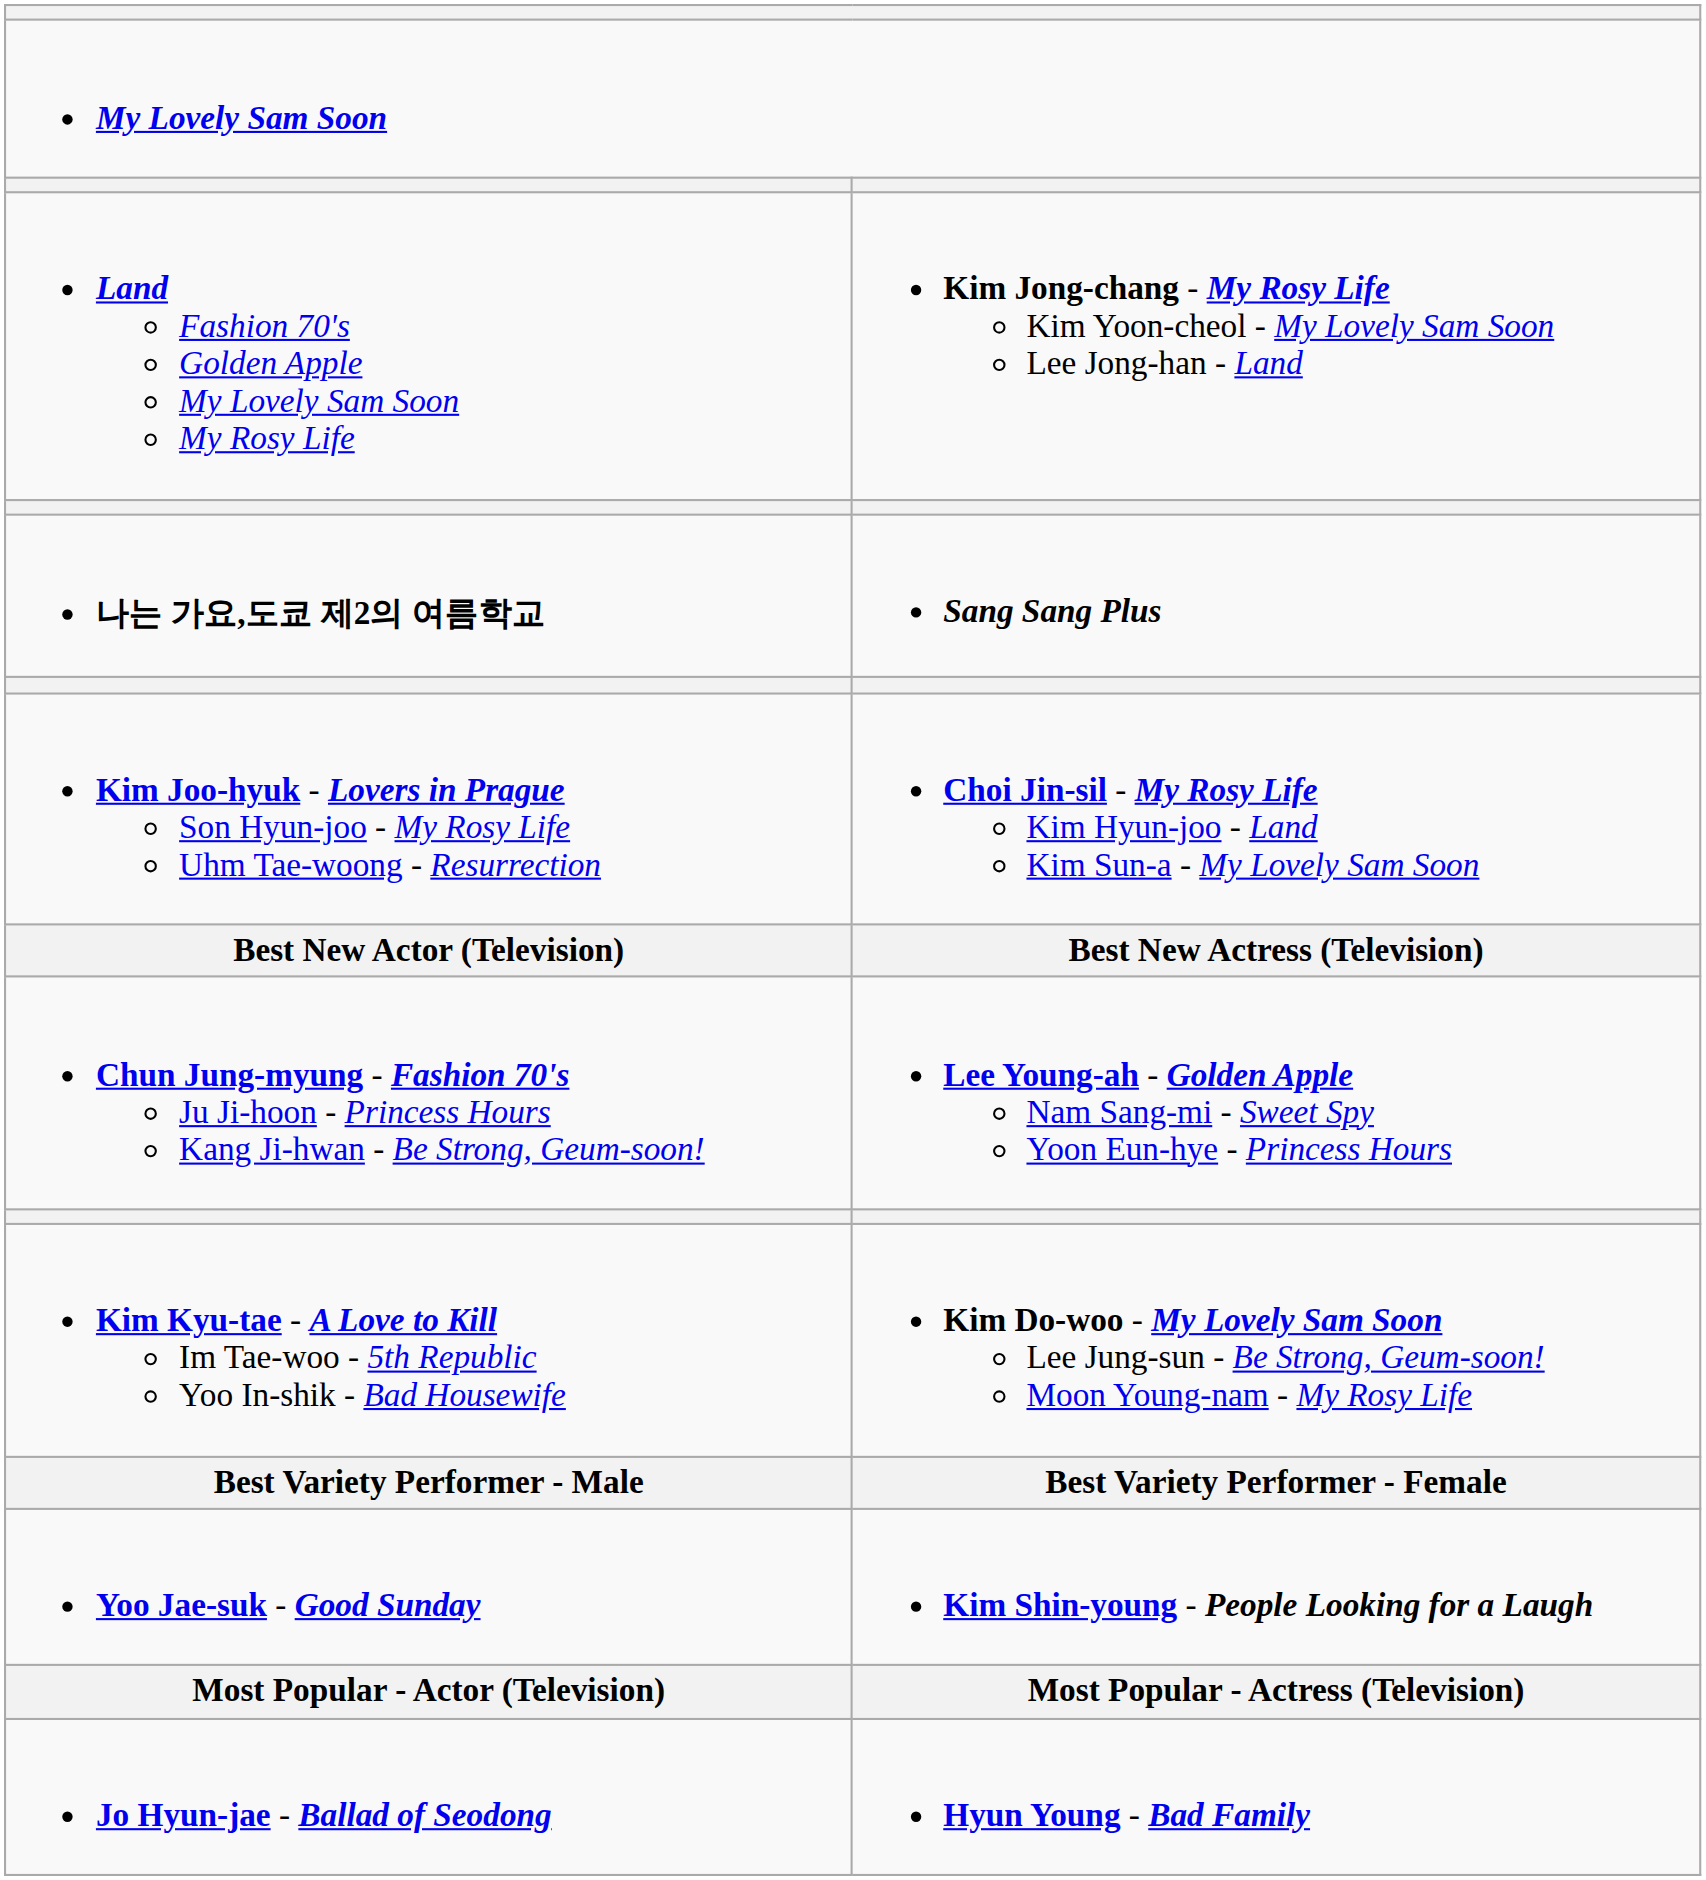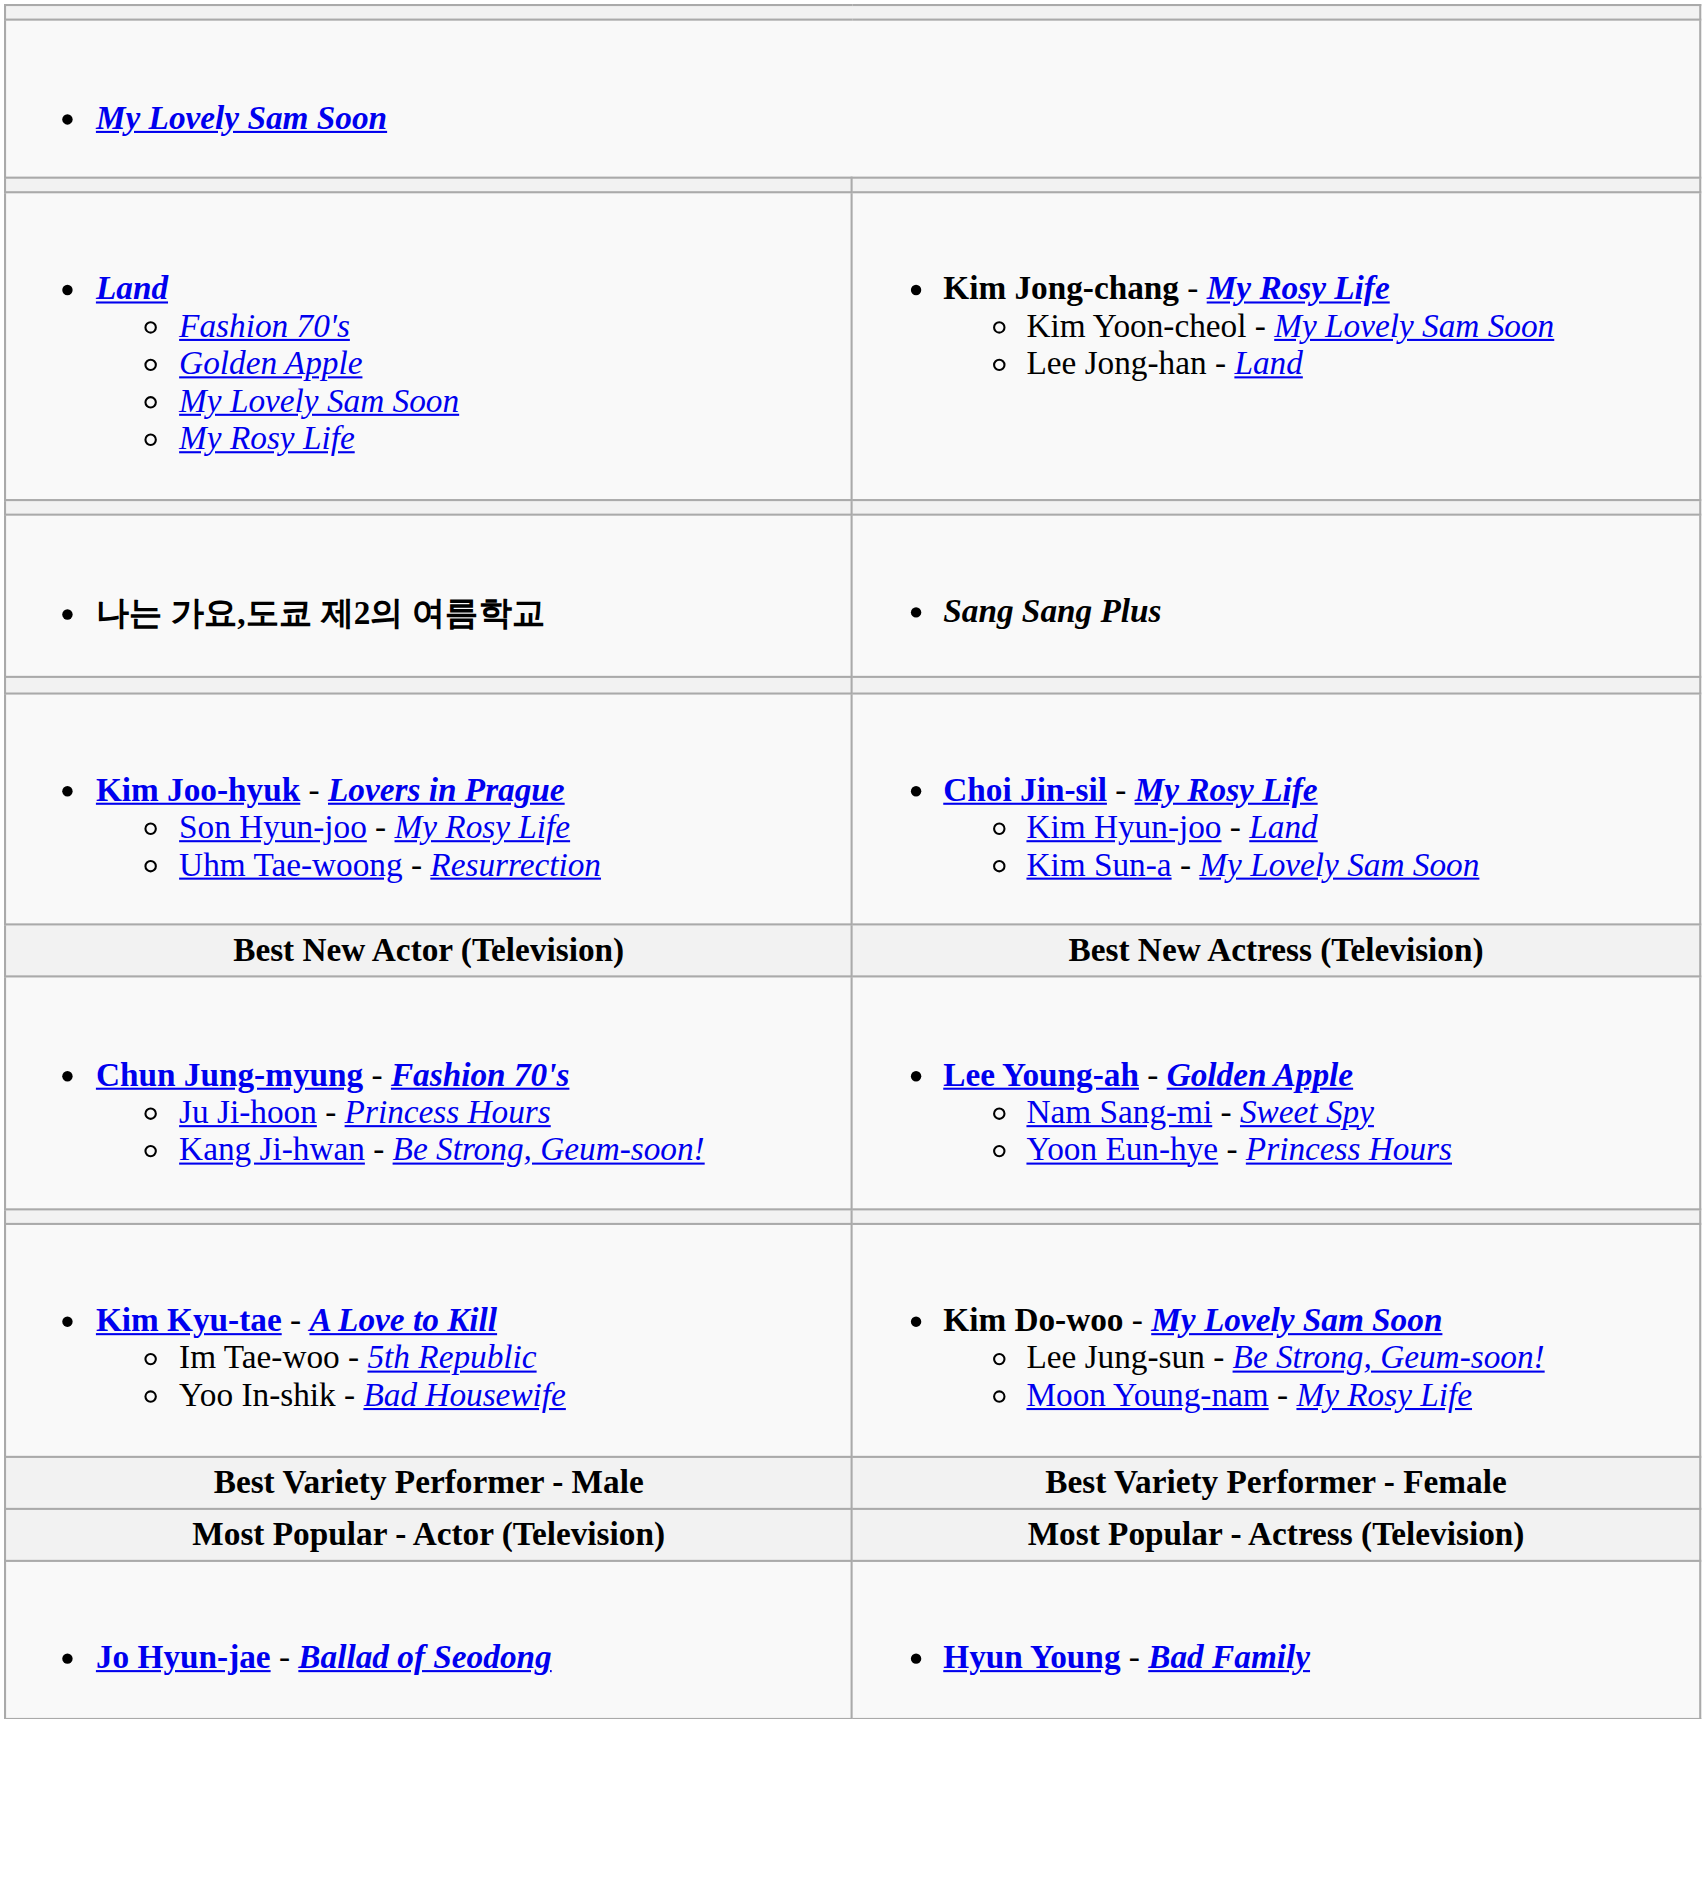- row: (429, 1606)
